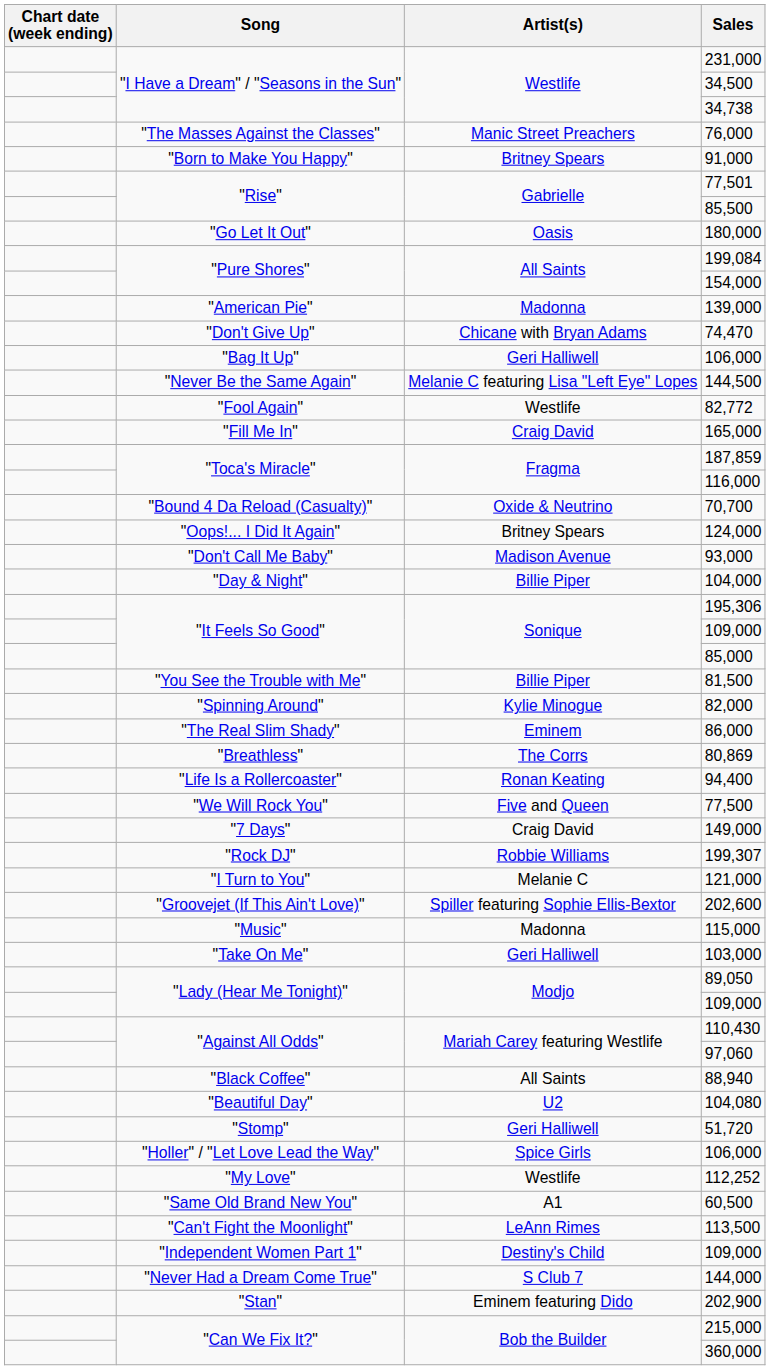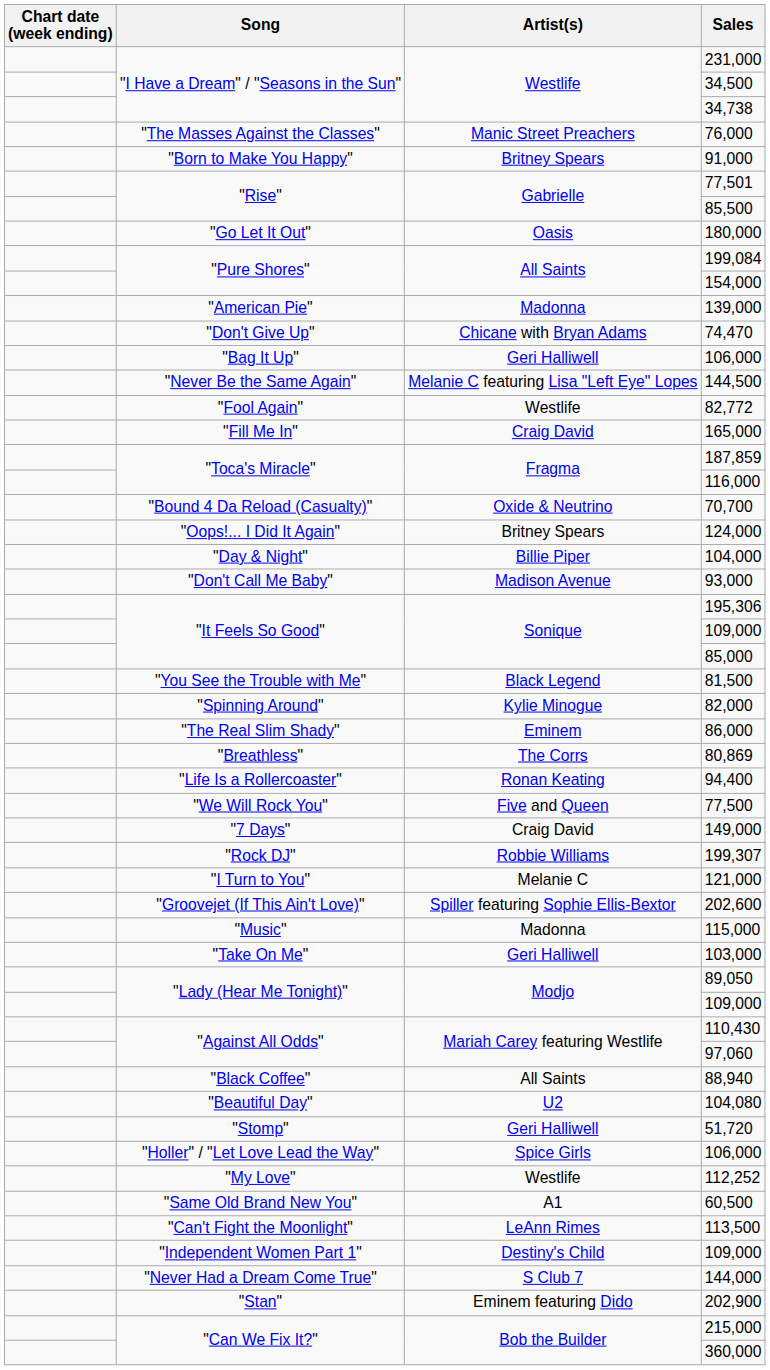rows swapped: (260, 556) <-> (260, 581)
(553, 681) Billie Piper -> (553, 681) Black Legend
